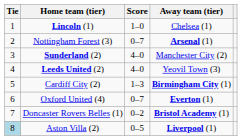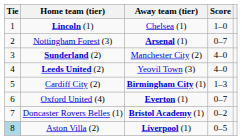columns swapped: (137, 11) <-> (191, 11)
